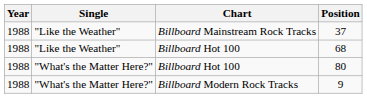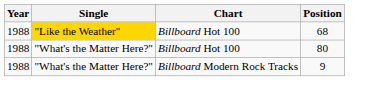- row: (340, 31)
(77, 48) no background -> (77, 31) gold background
